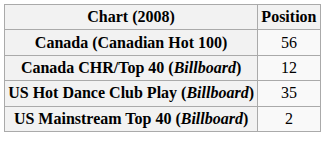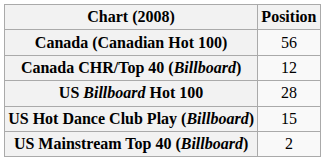+ row: (131, 93)
(289, 93) 35 -> (289, 118) 15
